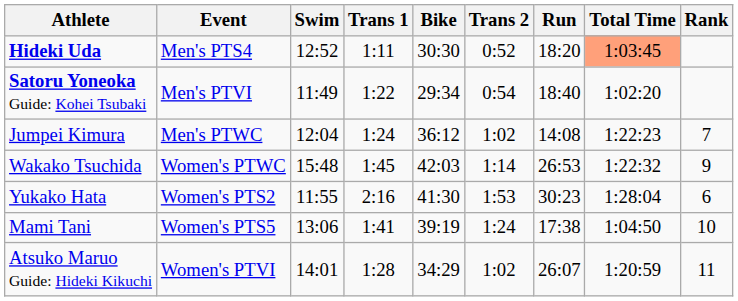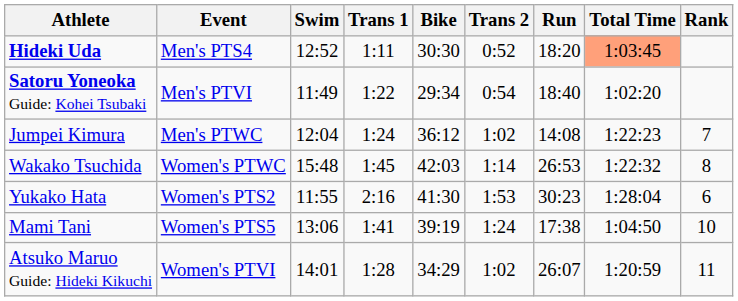(706, 165) 9 -> (706, 165) 8
